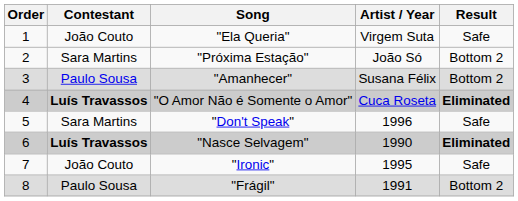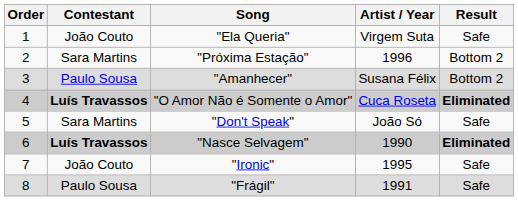(397, 57) João Só -> (397, 57) 1996
(397, 121) 1996 -> (397, 121) João Só
(476, 185) Bottom 2 -> (476, 185) Safe
